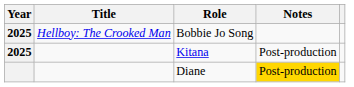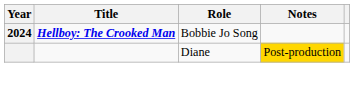(19, 33) 2025 -> (19, 33) 2024
(104, 33) normal -> (106, 33) bold
- row: (193, 52)
